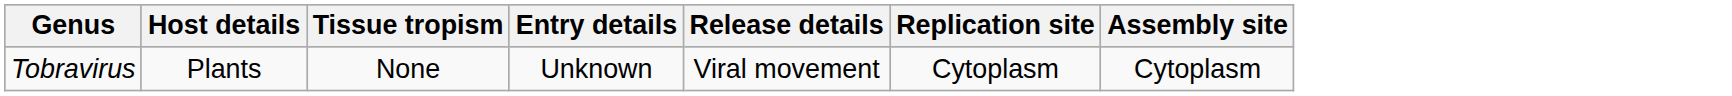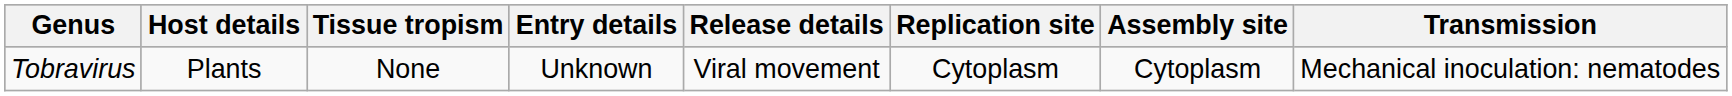+ column: (1510, 25)
